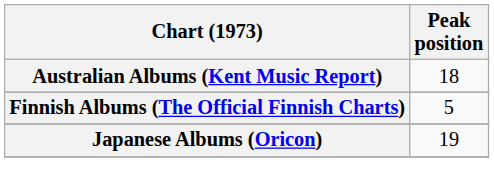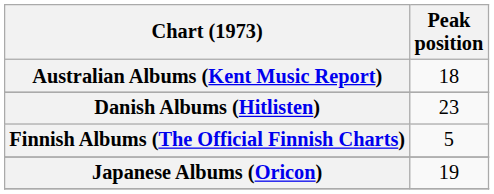+ row: (207, 107)
